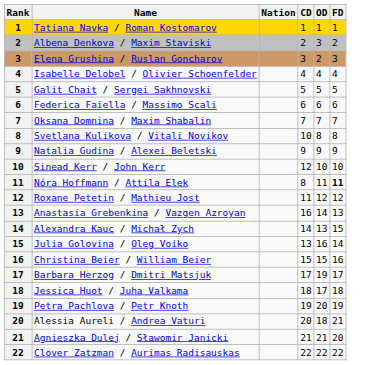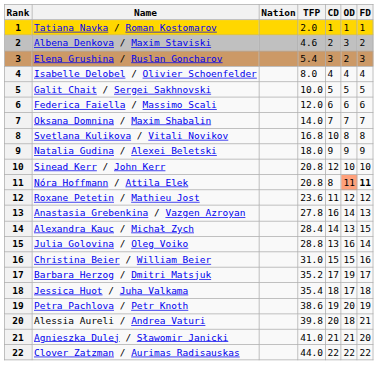+ column: (312, 12)
(322, 182) no background -> (349, 182) lightsalmon background
